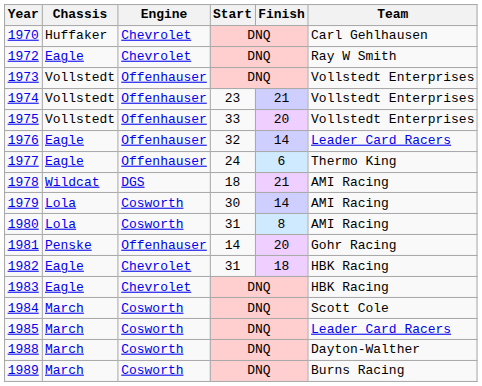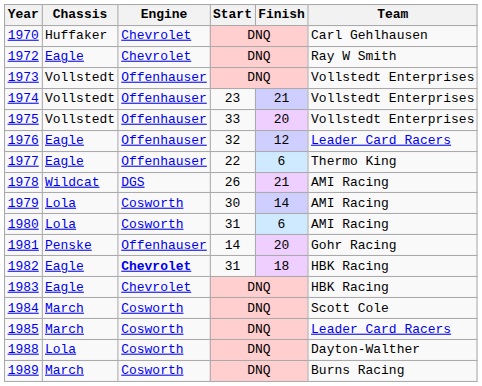(282, 141) 14 -> (282, 141) 12
(232, 162) 24 -> (232, 162) 22
(232, 183) 18 -> (232, 183) 26
(282, 225) 8 -> (282, 225) 6
(156, 267) normal -> (156, 267) bold
(64, 350) March -> (61, 350) Lola
